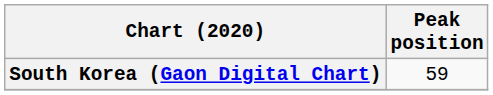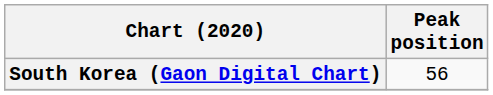(437, 74) 59 -> (437, 74) 56
